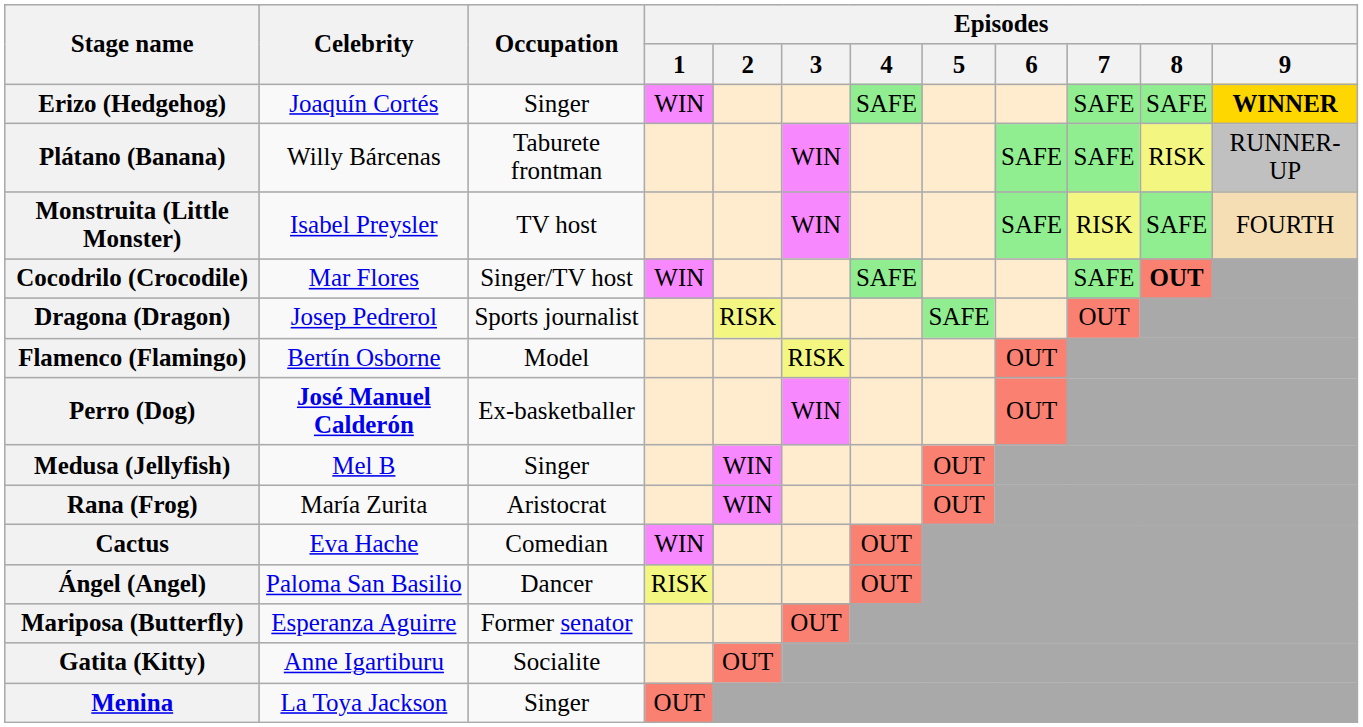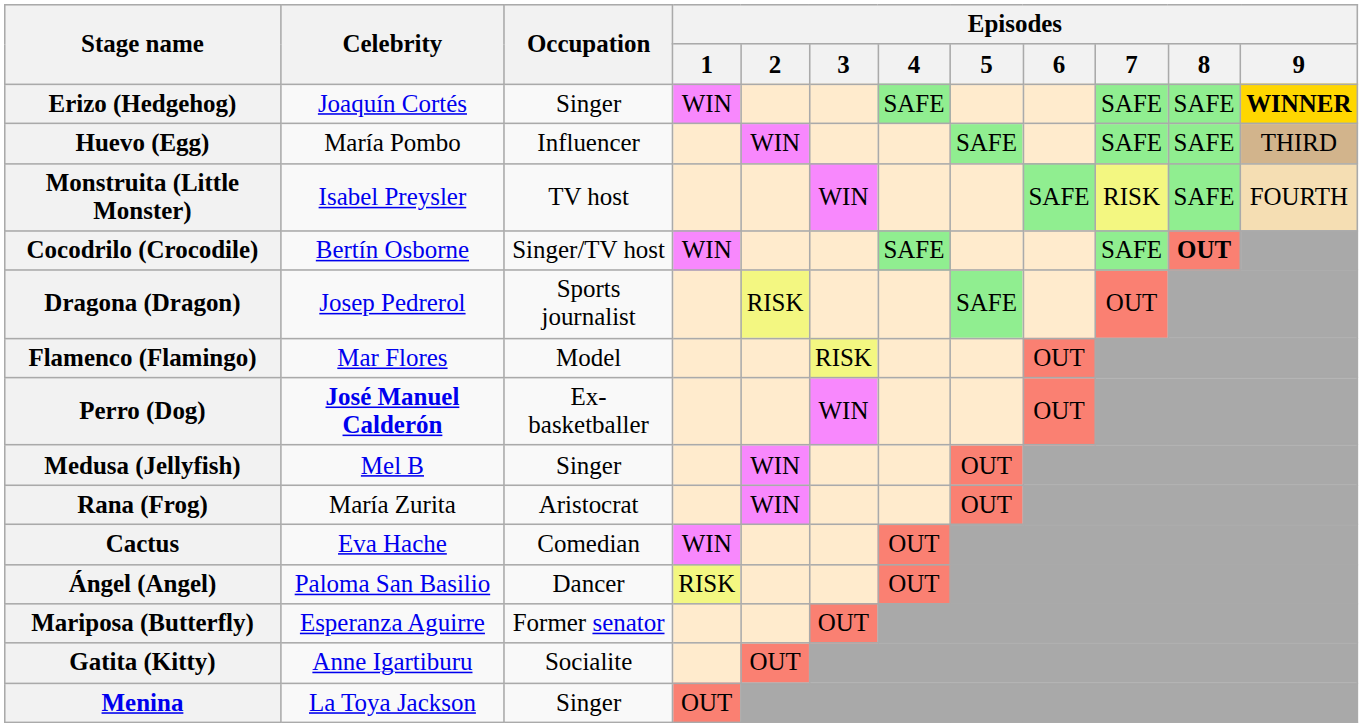- row: (132, 157)
+ row: (142, 143)
(364, 278) Mar Flores -> (392, 250) Bertín Osborne
(364, 357) Bertín Osborne -> (392, 357) Mar Flores
